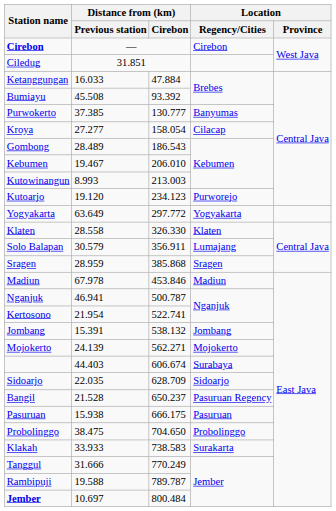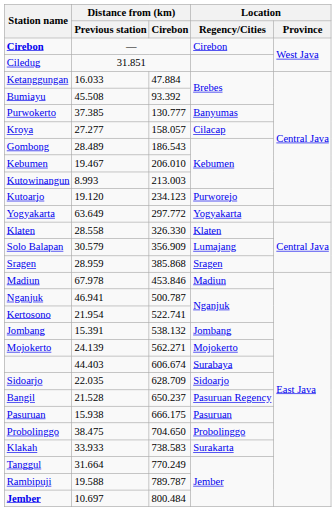(169, 130) 158.054 -> (169, 130) 158.057
(168, 247) 356.911 -> (169, 247) 356.909
(89, 465) 31.666 -> (89, 465) 31.664
